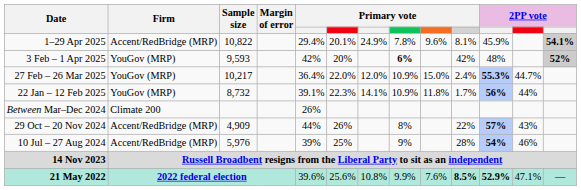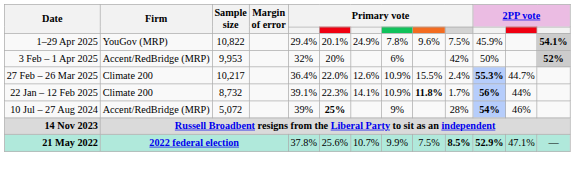(164, 42) Accent/RedBridge (MRP) -> (135, 42) YouGov (MRP)
(466, 42) 8.1% -> (459, 42) 7.5%
(143, 59) YouGov (MRP) -> (156, 59) Accent/RedBridge (MRP)
(238, 59) 9,593 -> (231, 59) 9,953
(311, 59) 42% -> (304, 59) 32%
(405, 59) bold -> (397, 59) normal
(496, 59) 48% -> (489, 59) 50%
(143, 75) YouGov (MRP) -> (128, 75) Climate 200
(374, 75) 12.0% -> (366, 75) 12.6%
(436, 75) 15.0% -> (429, 75) 15.5%
(143, 92) YouGov (MRP) -> (128, 92) Climate 200
(436, 92) normal -> (429, 92) bold
- row: (56, 109)
- row: (60, 126)
(238, 143) 5,976 -> (231, 109) 5,072
(343, 143) normal -> (335, 109) bold
(311, 177) 39.6% -> (304, 143) 37.8%
(374, 177) 10.8% -> (366, 143) 10.7%
(436, 177) 7.6% -> (429, 143) 7.5%
